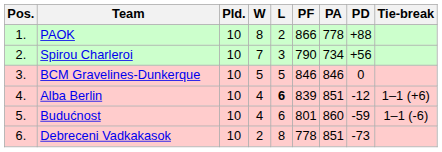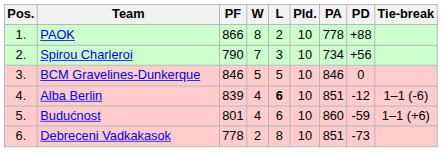columns swapped: (234, 14) <-> (306, 14)
(406, 95) 1–1 (+6) -> (406, 95) 1–1 (-6)
(406, 116) 1–1 (-6) -> (406, 116) 1–1 (+6)
